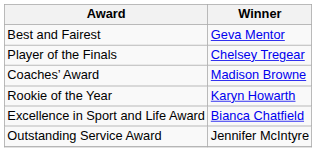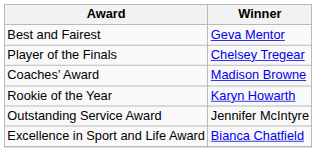rows swapped: (84, 136) <-> (106, 116)
